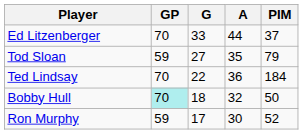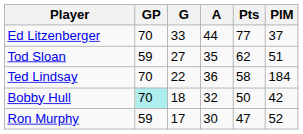+ column: (249, 14)
(272, 56) 79 -> (276, 56) 51
(272, 98) 50 -> (276, 98) 42
